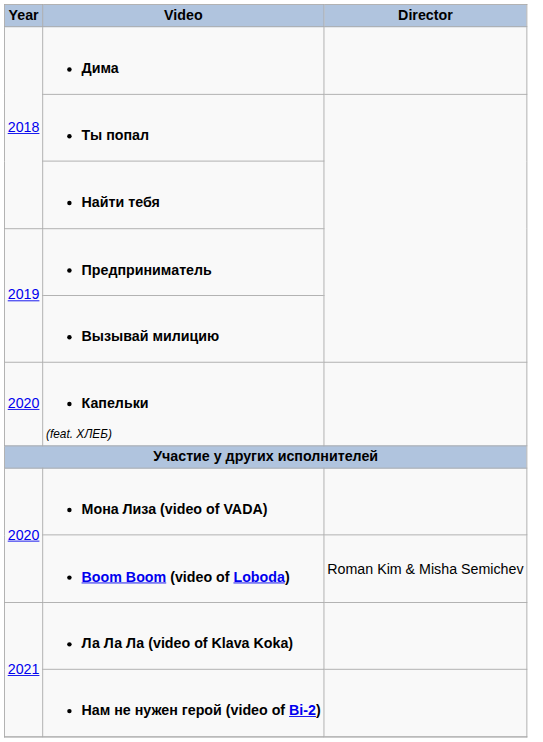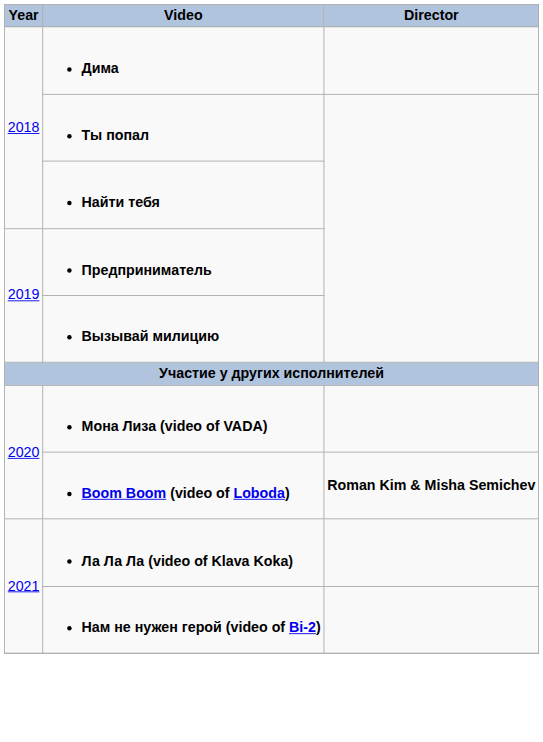- row: (183, 419)
(425, 568) normal -> (431, 485) bold
